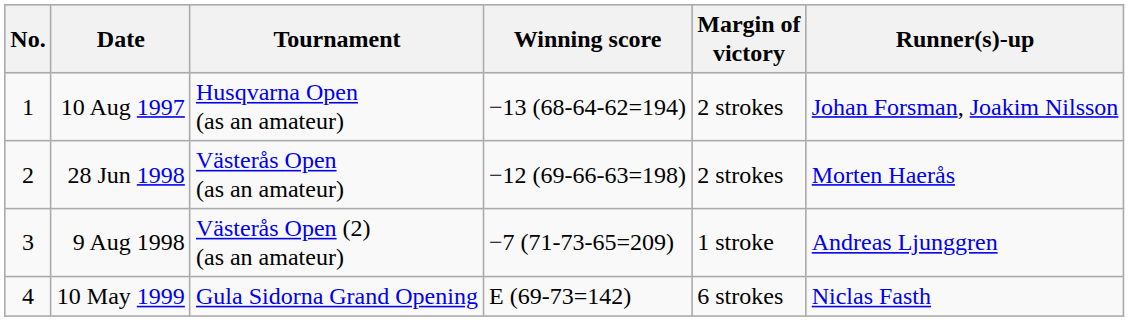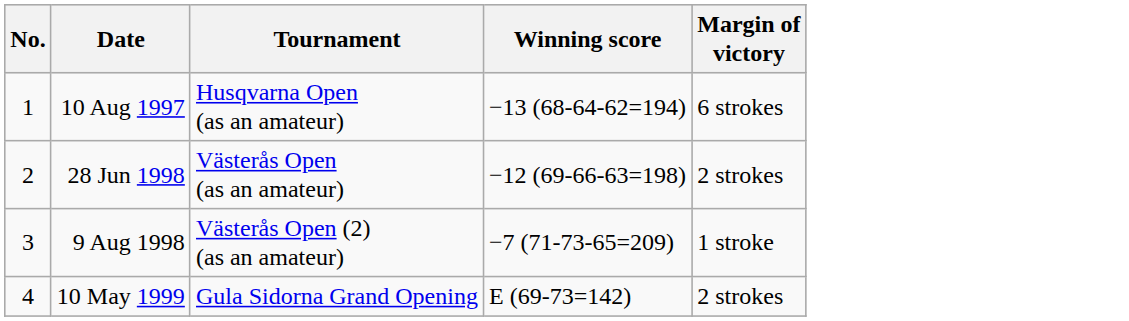- column: (965, 38)
(740, 106) 2 strokes -> (740, 106) 6 strokes
(740, 296) 6 strokes -> (740, 296) 2 strokes
